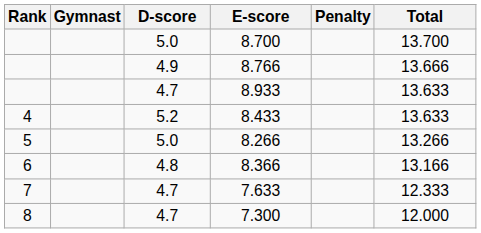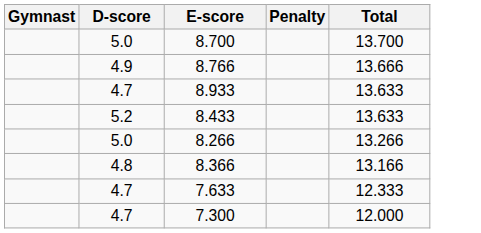- column: (27, 16)
